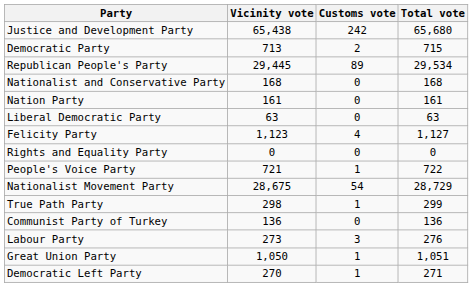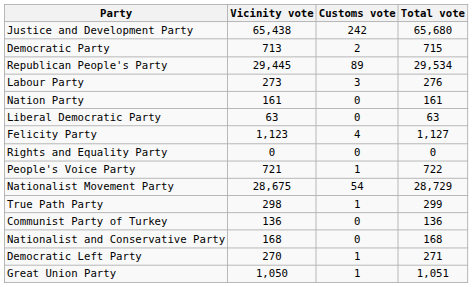rows swapped: (45, 239) <-> (116, 83)
rows swapped: (62, 256) <-> (74, 274)
